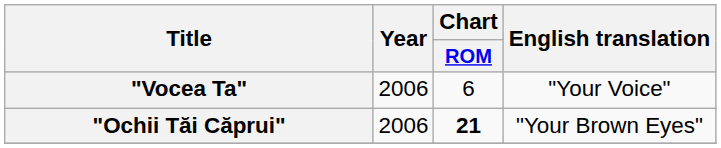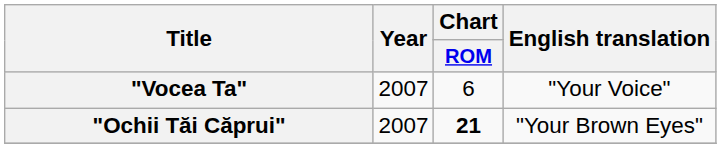(404, 89) 2006 -> (404, 89) 2007
(404, 125) 2006 -> (404, 125) 2007
